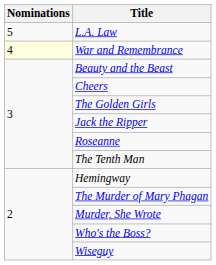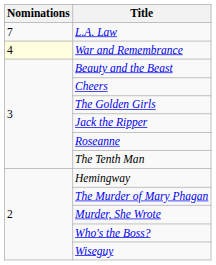(10, 31) 5 -> (10, 31) 7
